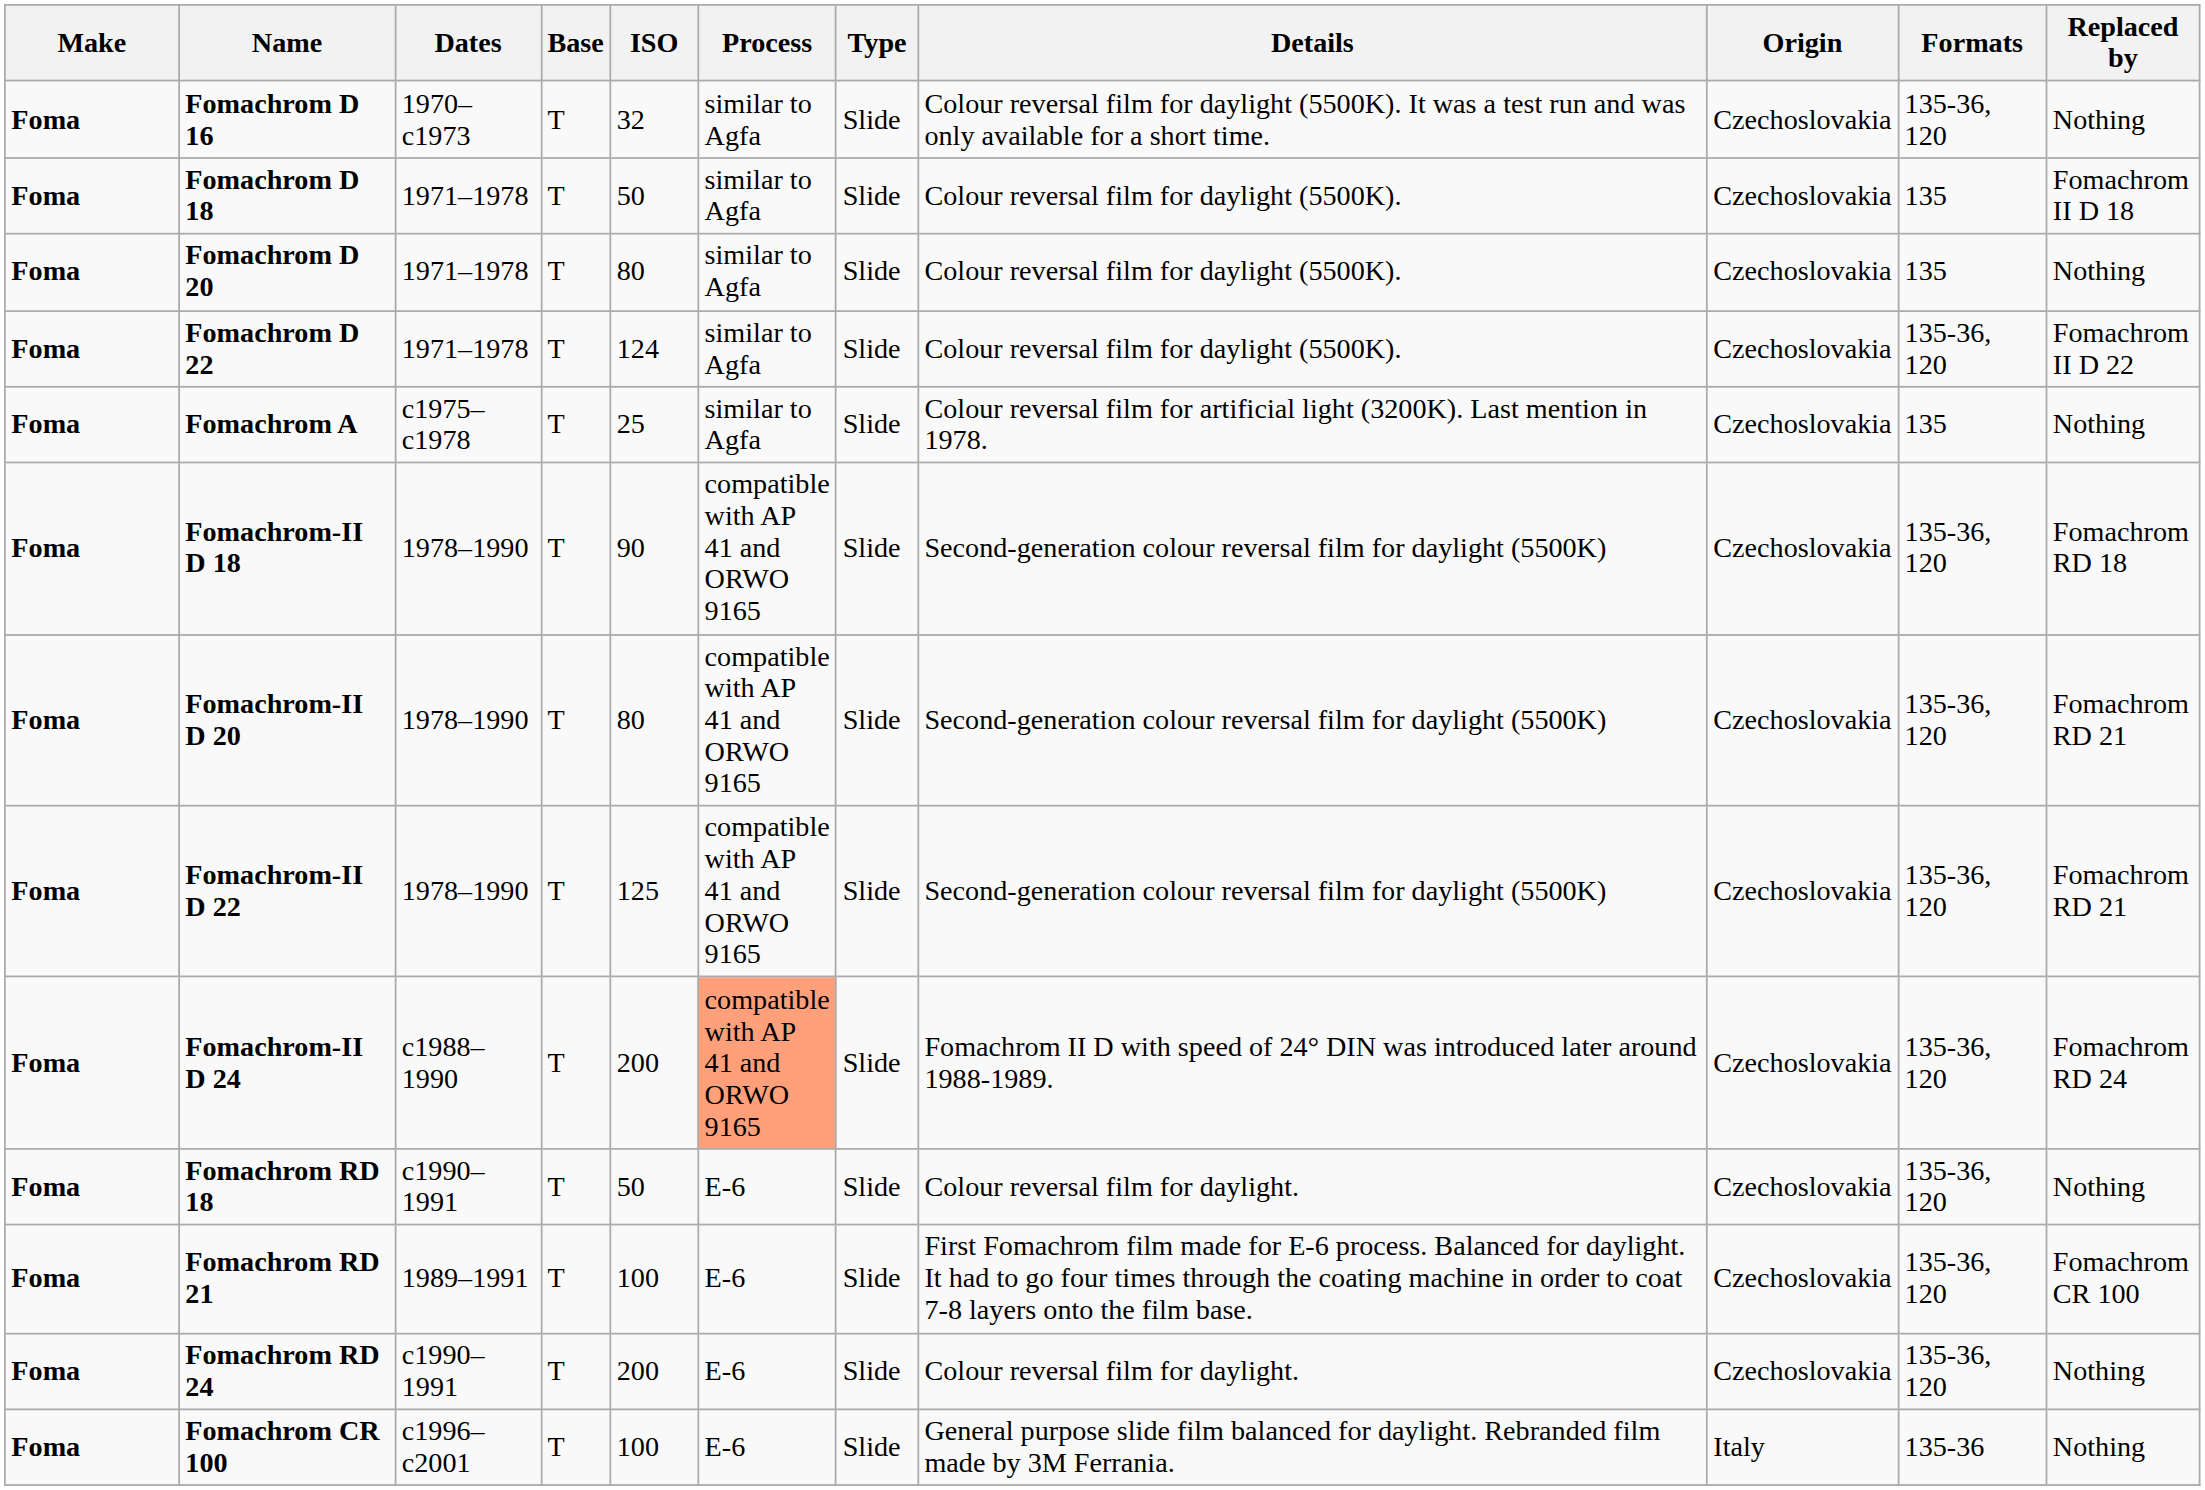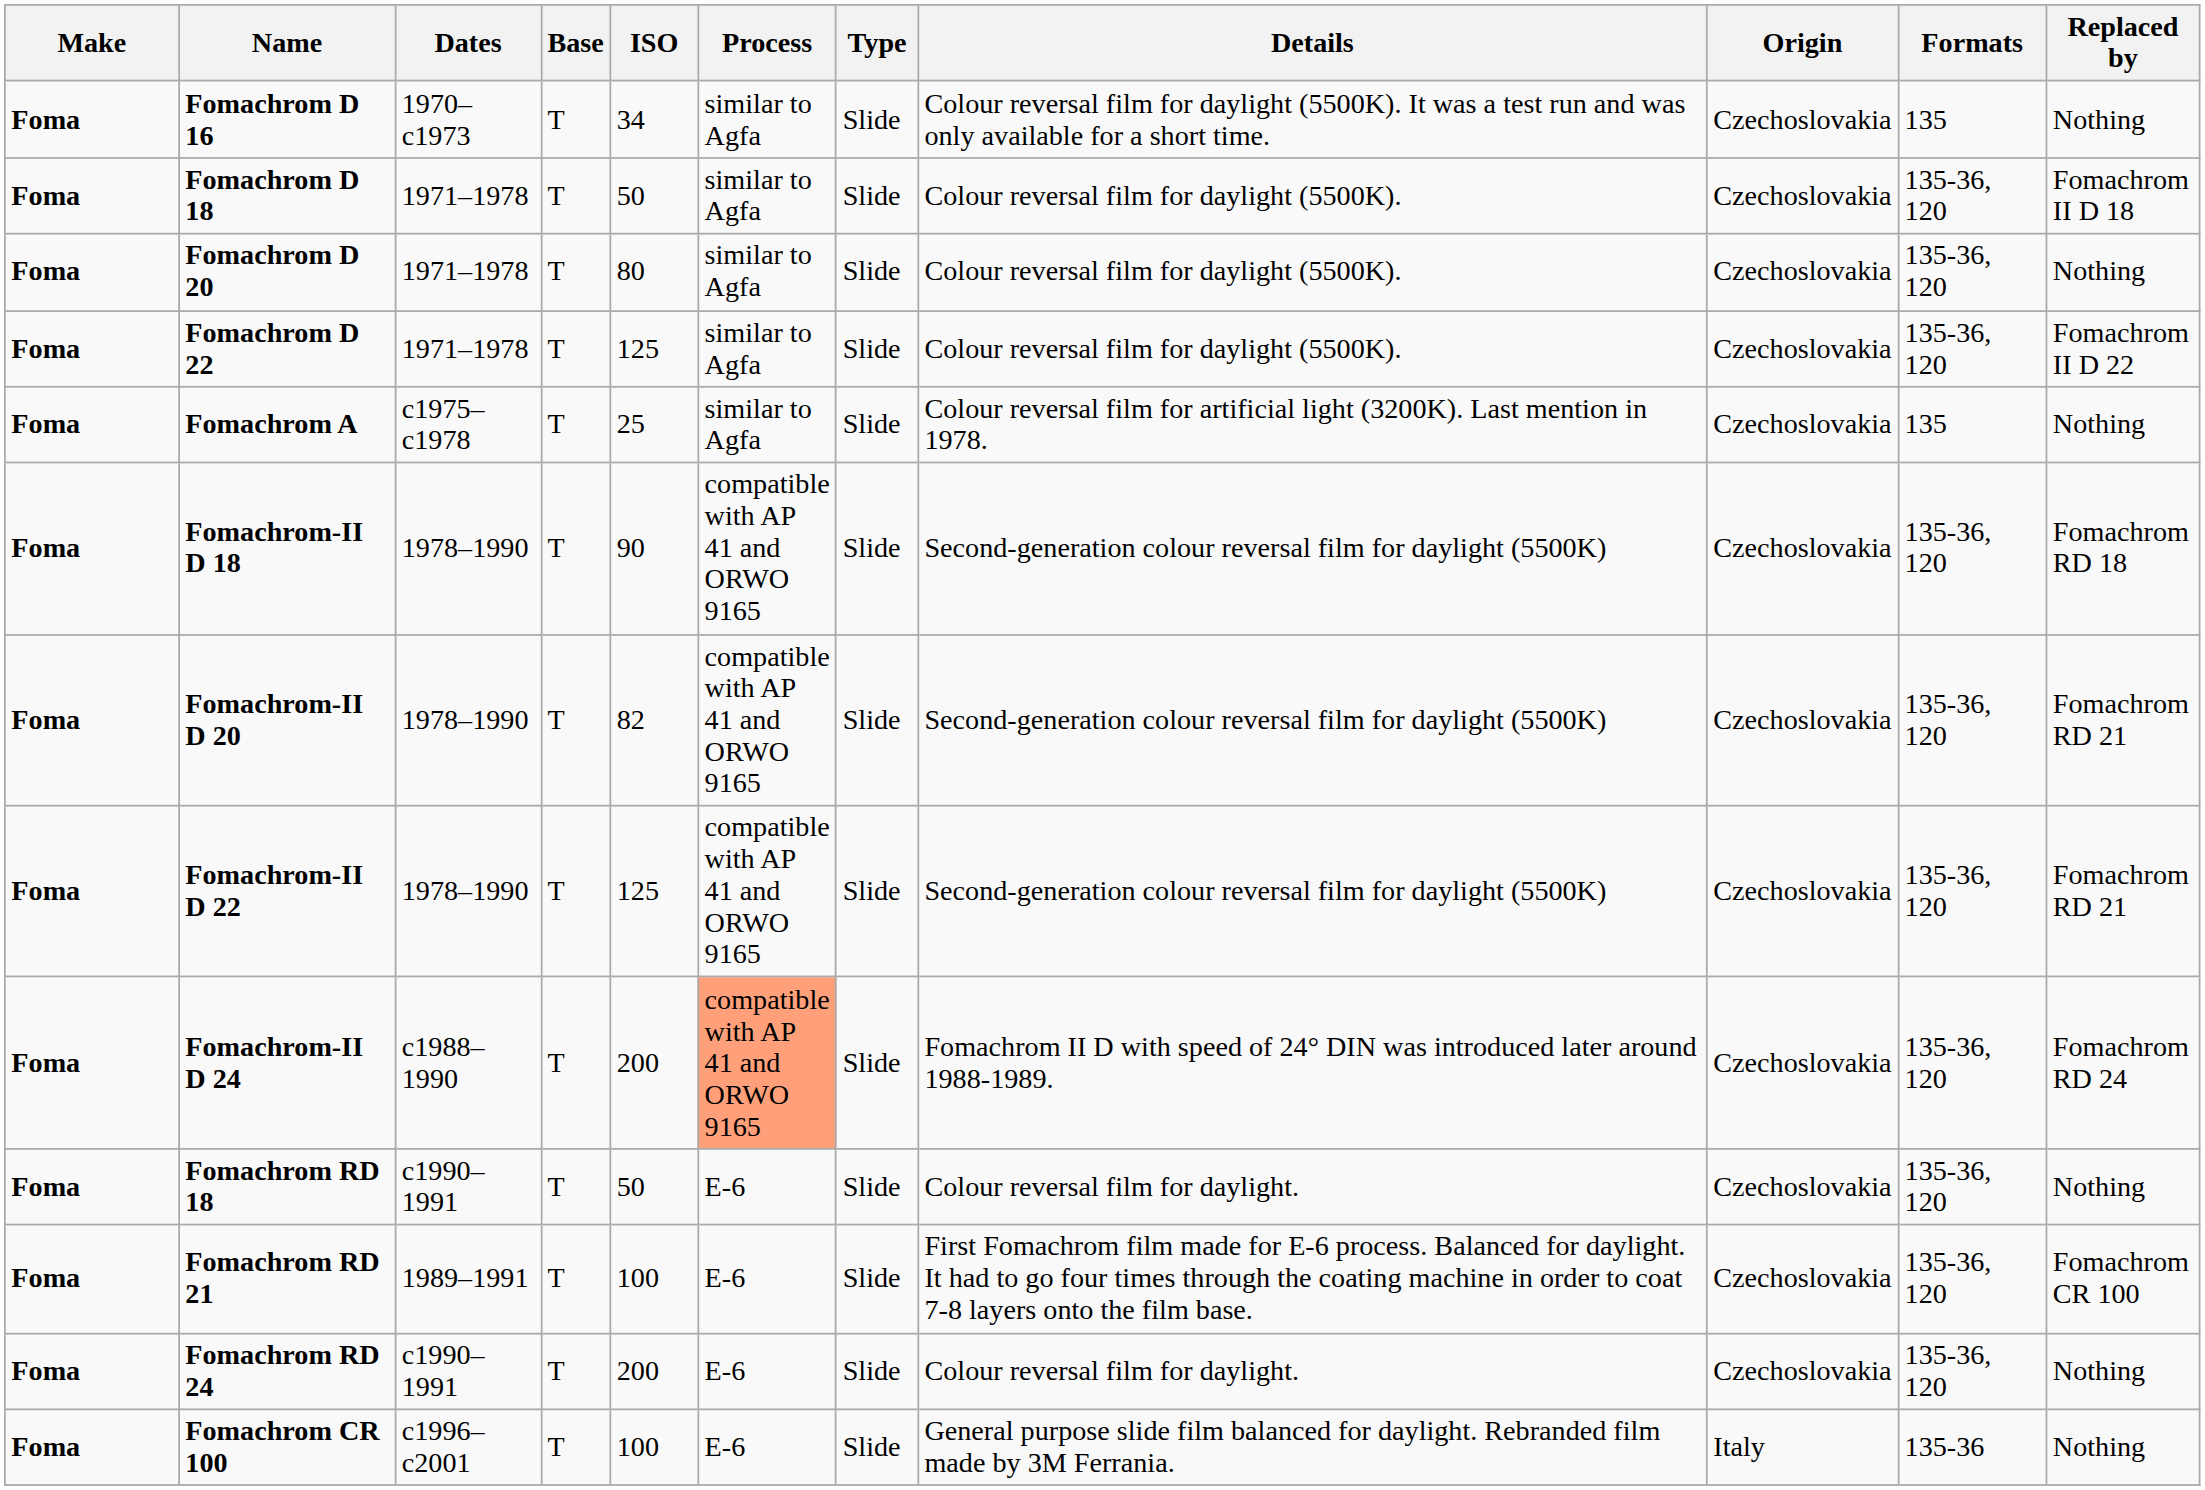(631, 119) 32 -> (631, 119) 34
(1948, 119) 135-36, 120 -> (1926, 119) 135
(1926, 195) 135 -> (1948, 195) 135-36, 120
(1926, 271) 135 -> (1948, 271) 135-36, 120
(638, 348) 124 -> (638, 348) 125
(631, 719) 80 -> (631, 719) 82
